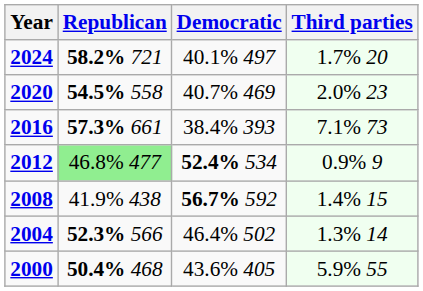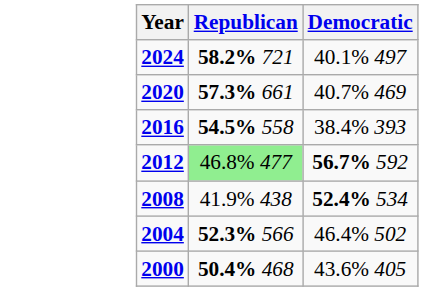- column: (352, 22)
(115, 92) 54.5% 558 -> (246, 92) 57.3% 661
(115, 127) 57.3% 661 -> (246, 127) 54.5% 558
(229, 162) 52.4% 534 -> (360, 162) 56.7% 592
(229, 197) 56.7% 592 -> (360, 197) 52.4% 534
